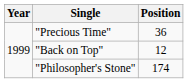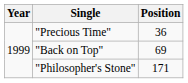(161, 50) 12 -> (161, 50) 69
(161, 68) 174 -> (161, 68) 171
